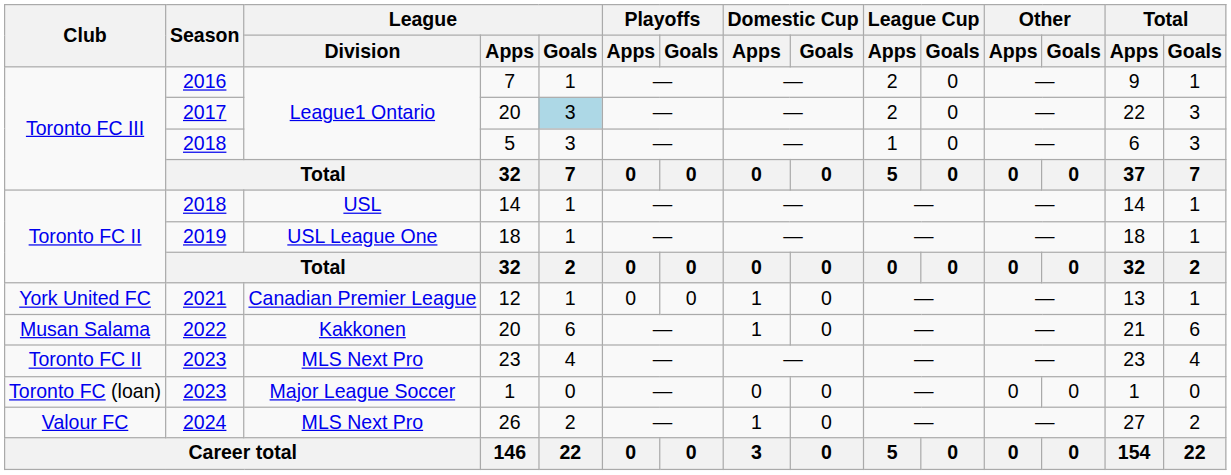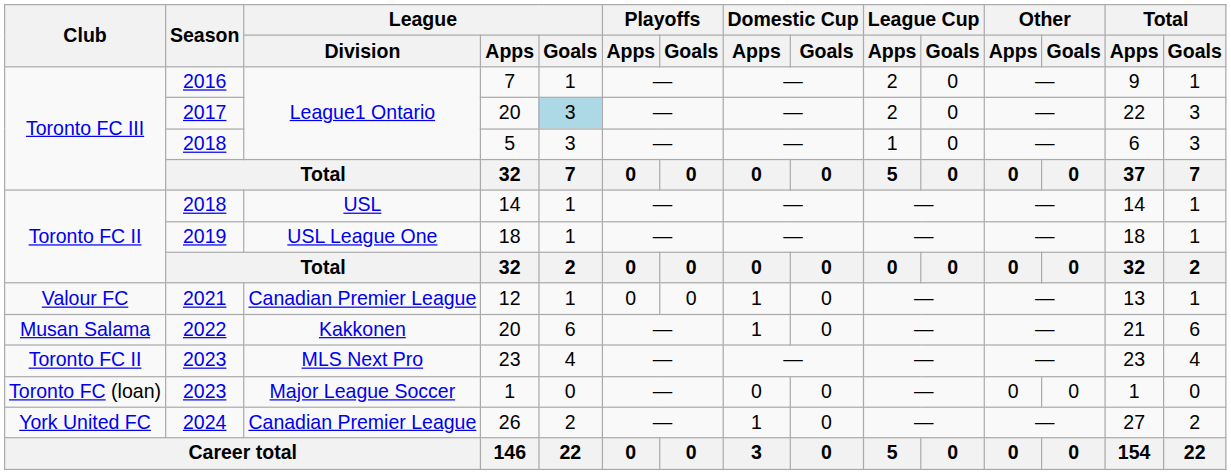(85, 298) York United FC -> (85, 298) Valour FC
(85, 422) Valour FC -> (85, 422) York United FC
(362, 422) MLS Next Pro -> (362, 422) Canadian Premier League
